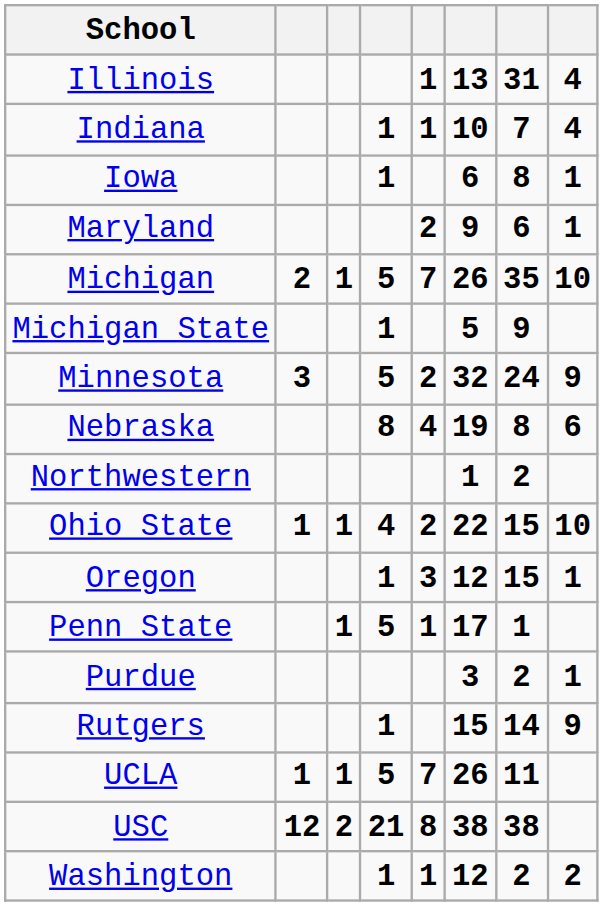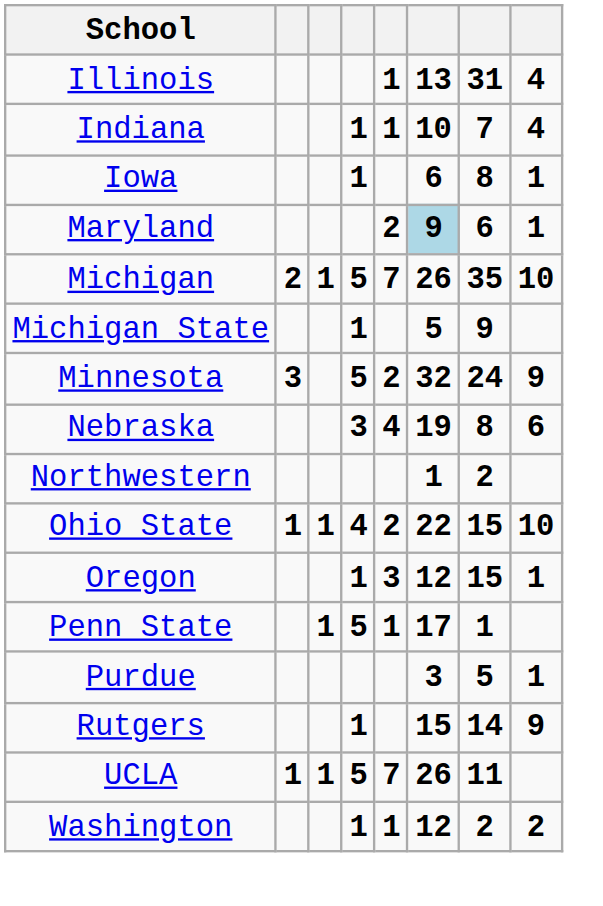(470, 229) no background -> (434, 229) lightblue background
(386, 428) 8 -> (359, 428) 3
(521, 677) 2 -> (485, 677) 5
- row: (141, 827)
